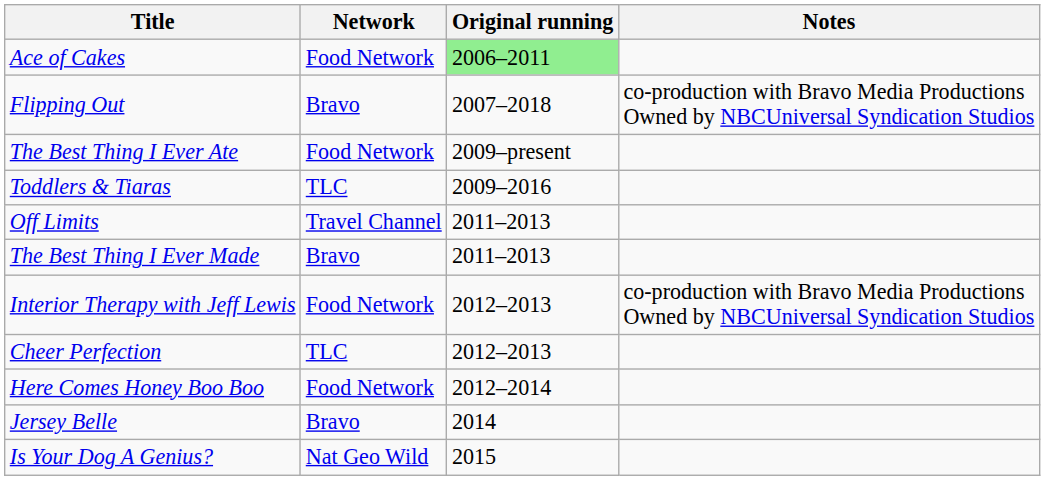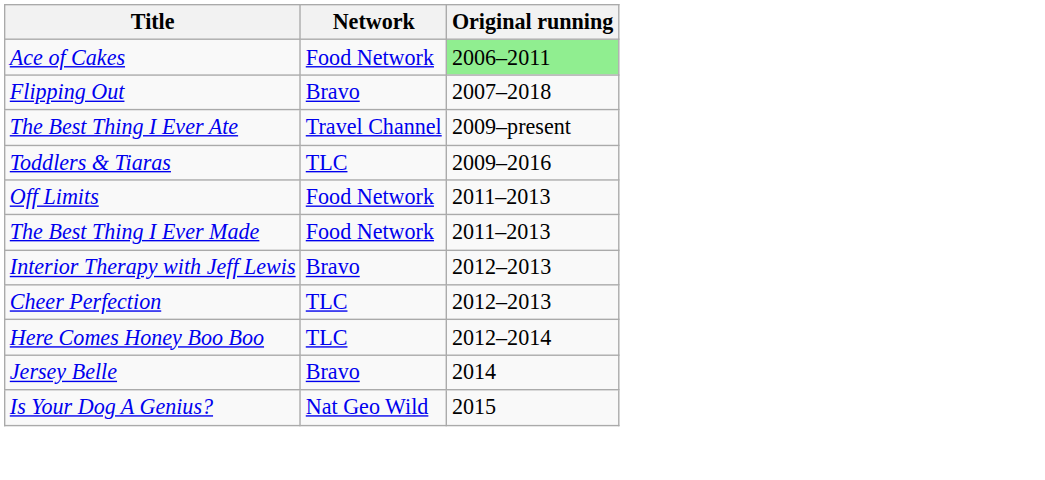- column: (829, 22)
(370, 151) Food Network -> (374, 127) Travel Channel
(374, 221) Travel Channel -> (370, 197) Food Network
(333, 256) Bravo -> (370, 232) Food Network
(370, 304) Food Network -> (333, 267) Bravo
(370, 386) Food Network -> (327, 337) TLC
